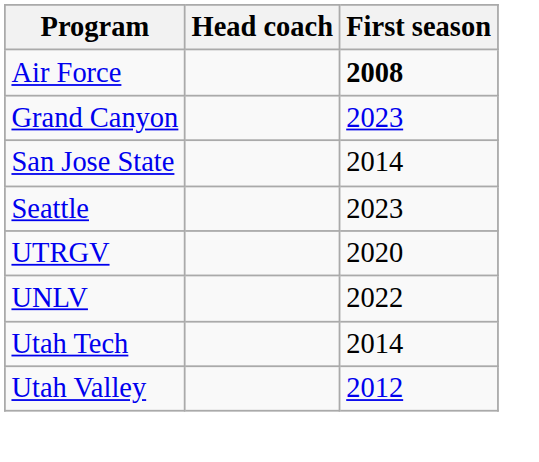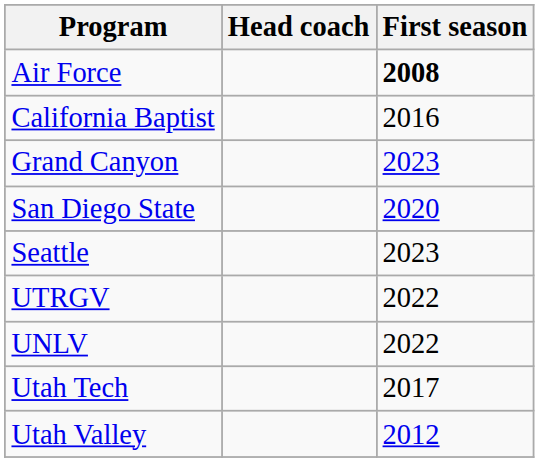+ row: (113, 117)
+ row: (103, 207)
- row: (93, 162)
(375, 252) 2020 -> (411, 298) 2022
(375, 343) 2014 -> (411, 388) 2017
